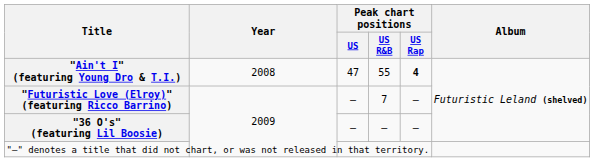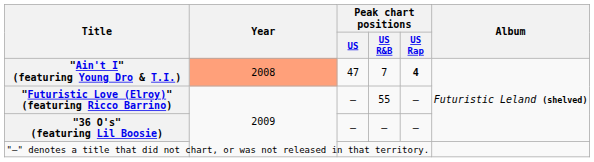(263, 72) no background -> (263, 72) lightsalmon background
(384, 72) 55 -> (384, 72) 7
(384, 100) 7 -> (384, 100) 55
